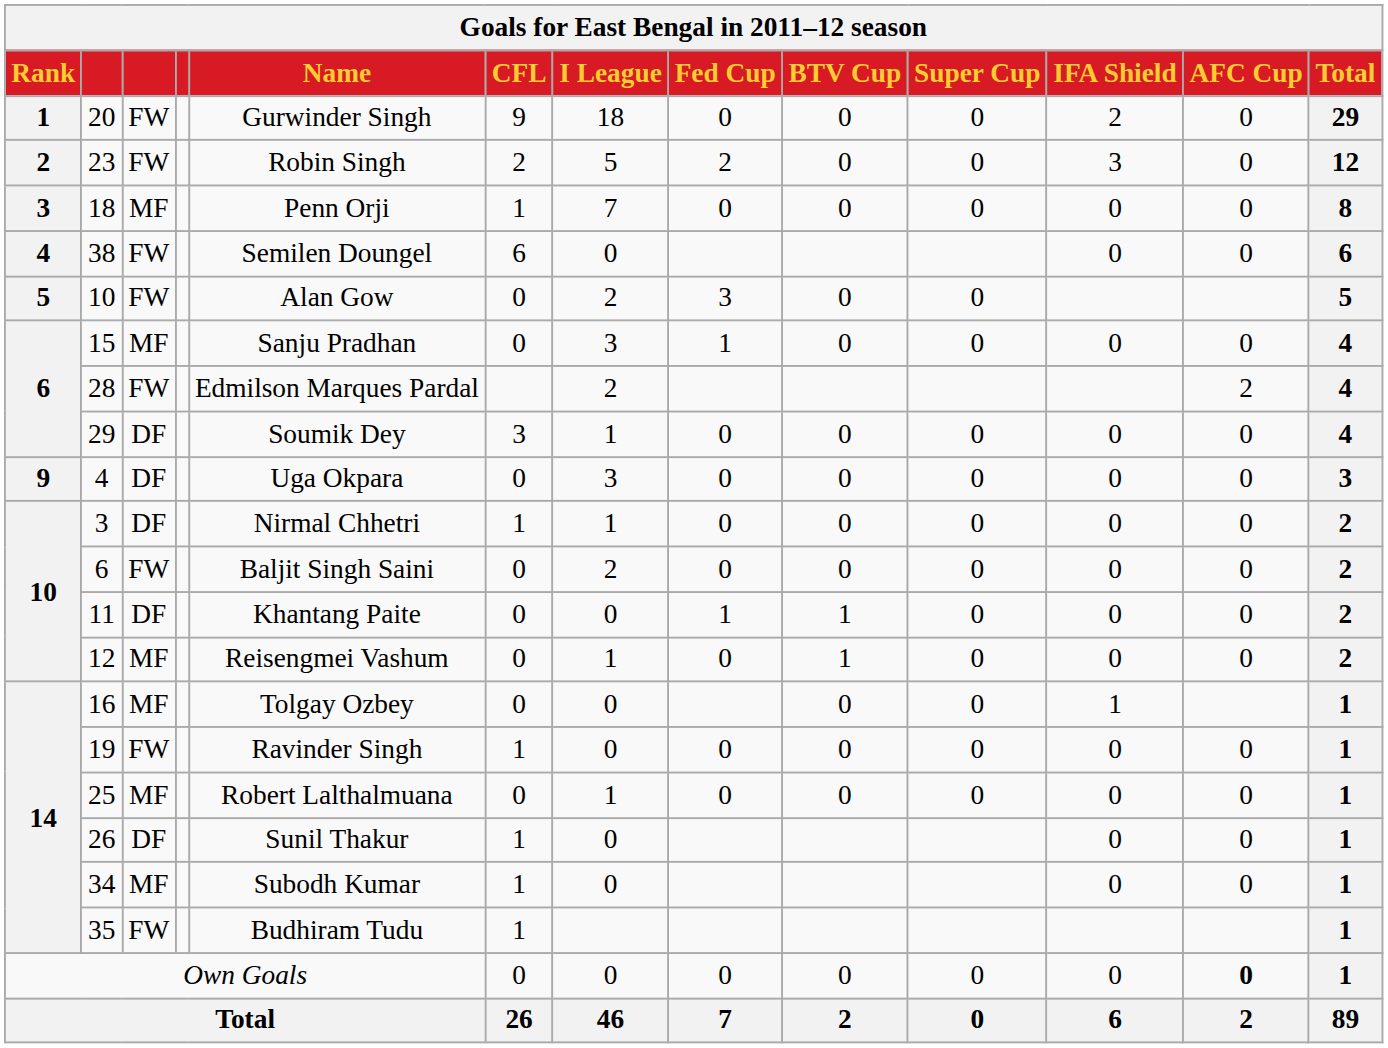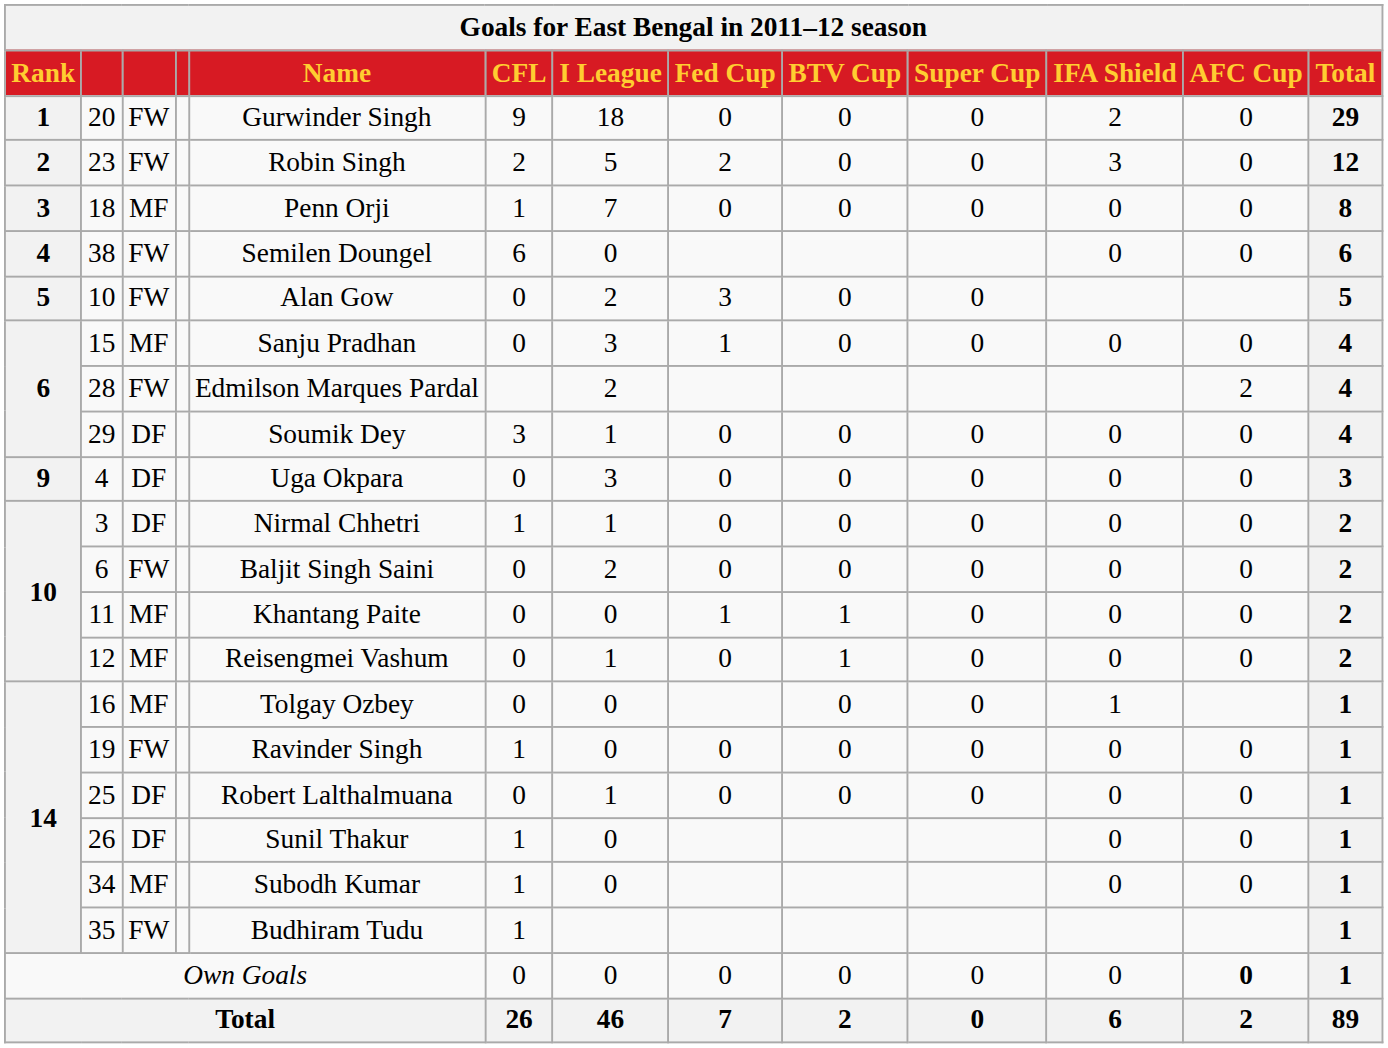(149, 614) DF -> (149, 614) MF
(149, 794) MF -> (149, 794) DF
